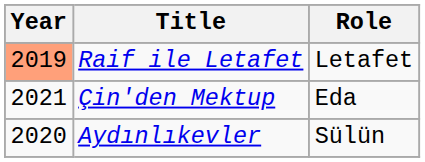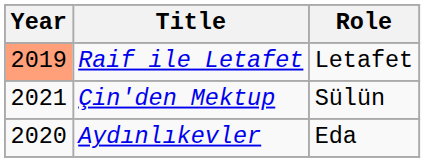(336, 100) Eda -> (350, 100) Sülün
(350, 138) Sülün -> (336, 138) Eda
